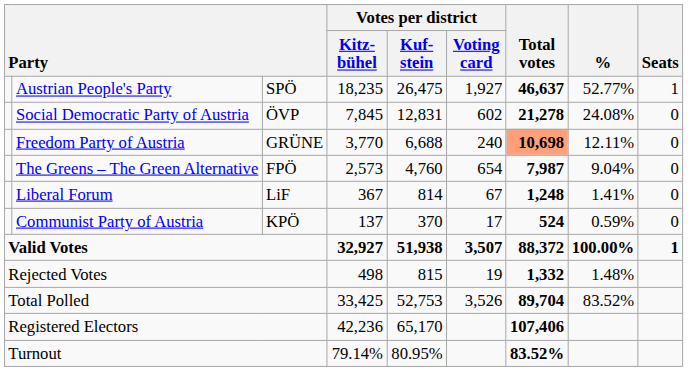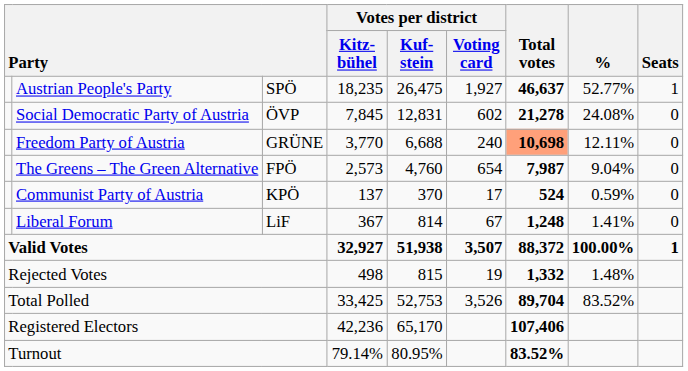rows swapped: (64, 194) <-> (110, 221)
